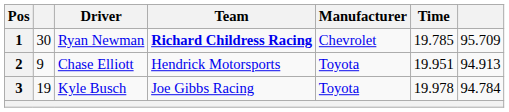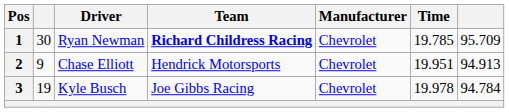(339, 64) Toyota -> (348, 64) Chevrolet
(339, 88) Toyota -> (348, 88) Chevrolet
